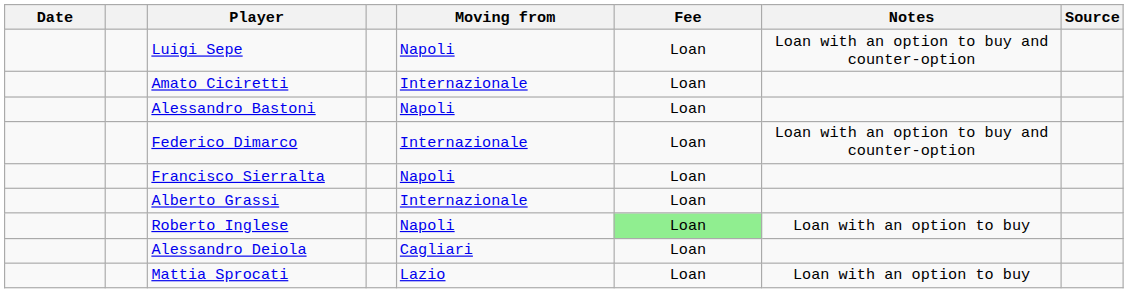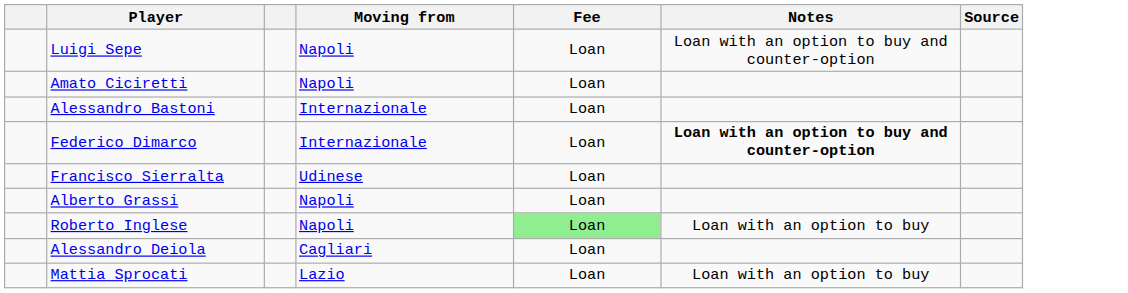- column: (55, 17)
(464, 84) Internazionale -> (326, 84) Napoli
(427, 109) Napoli -> (363, 109) Internazionale
(912, 142) normal -> (811, 142) bold
(427, 176) Napoli -> (331, 176) Udinese
(464, 201) Internazionale -> (326, 201) Napoli
